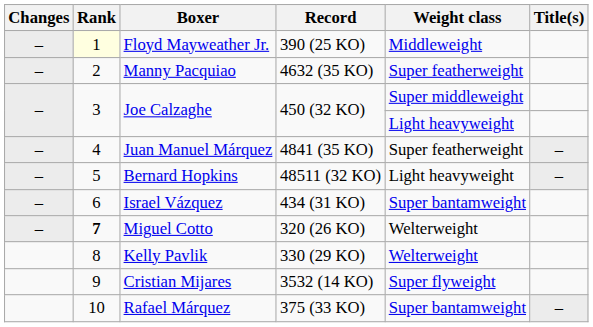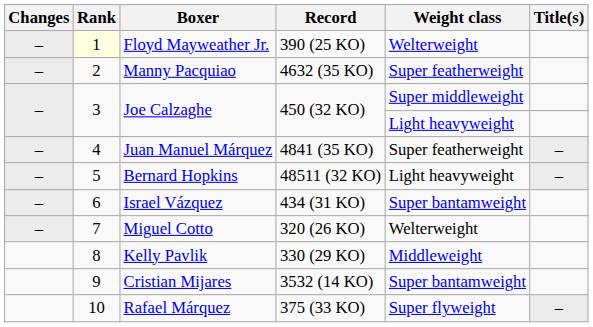(435, 44) Middleweight -> (433, 44) Welterweight
(96, 228) bold -> (96, 228) normal
(433, 255) Welterweight -> (435, 255) Middleweight
(442, 281) Super flyweight -> (457, 281) Super bantamweight
(457, 307) Super bantamweight -> (442, 307) Super flyweight
